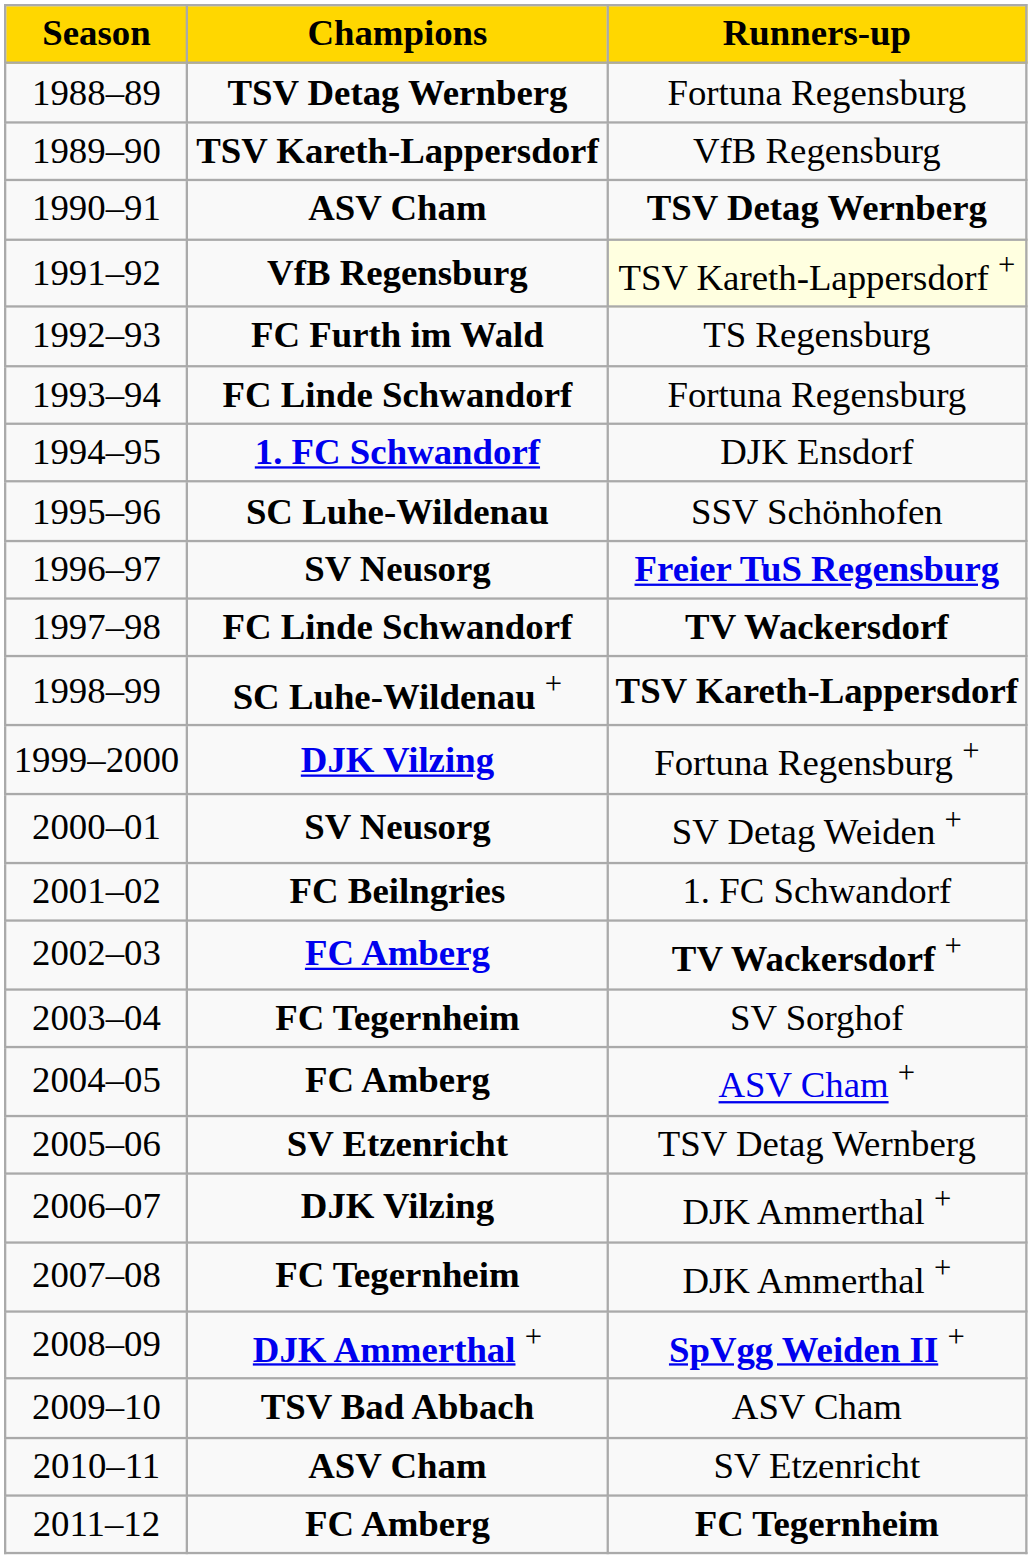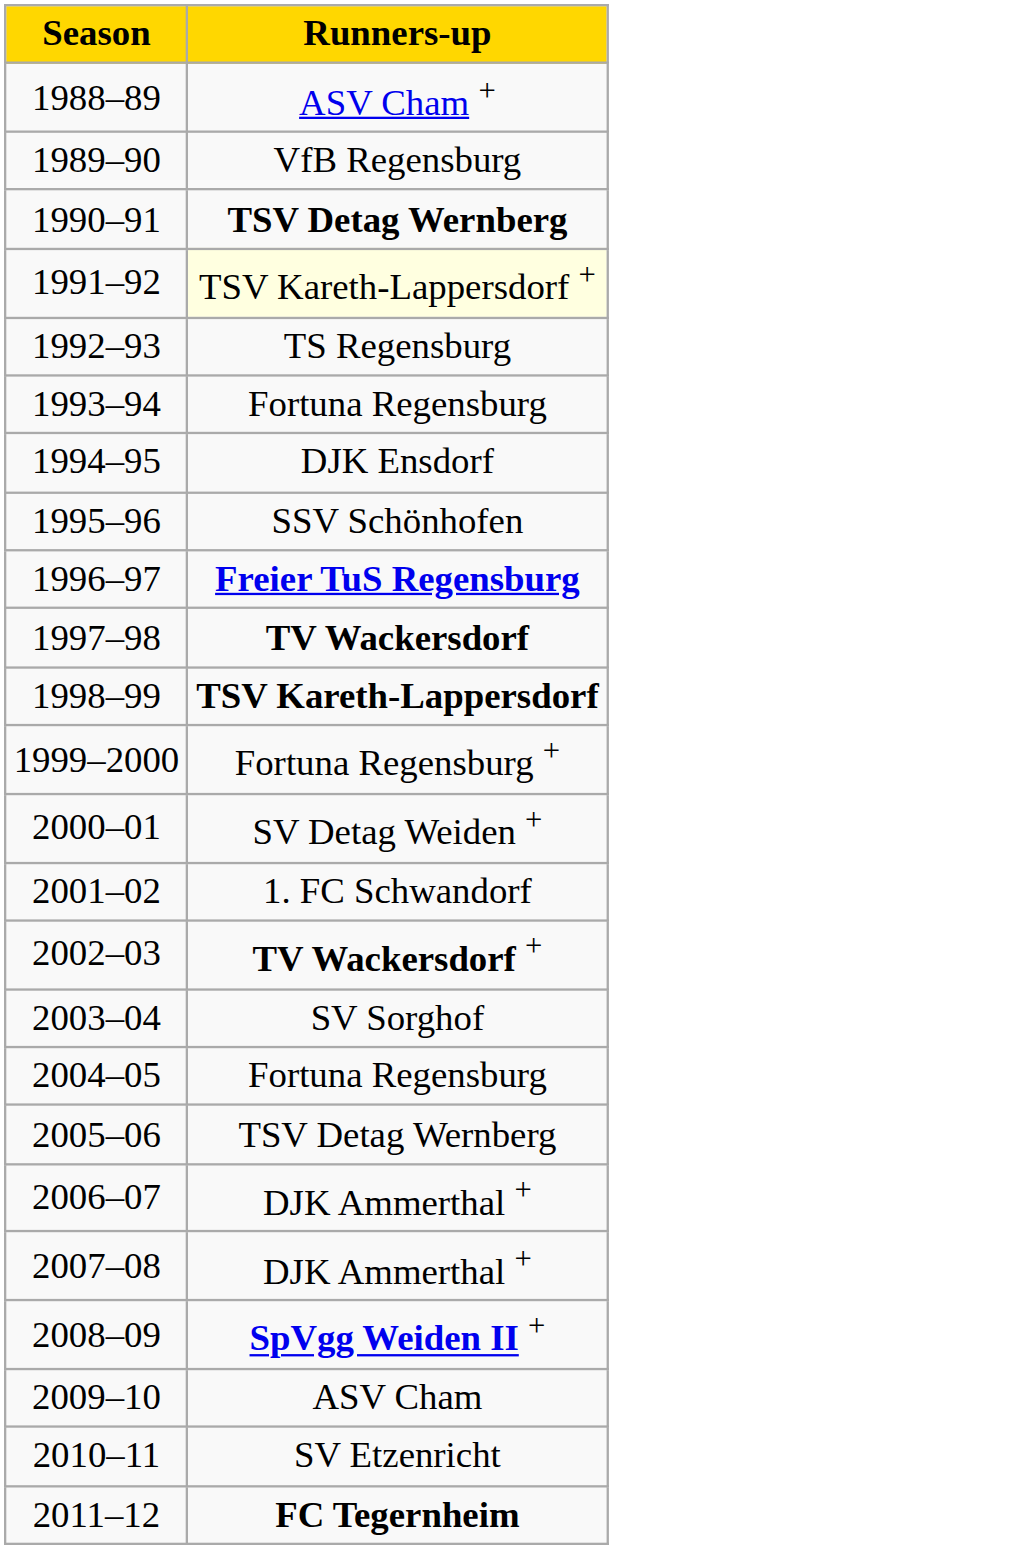- column: (397, 33)
(817, 92) Fortuna Regensburg -> (397, 97) ASV Cham +
(817, 1080) ASV Cham + -> (397, 1075) Fortuna Regensburg
